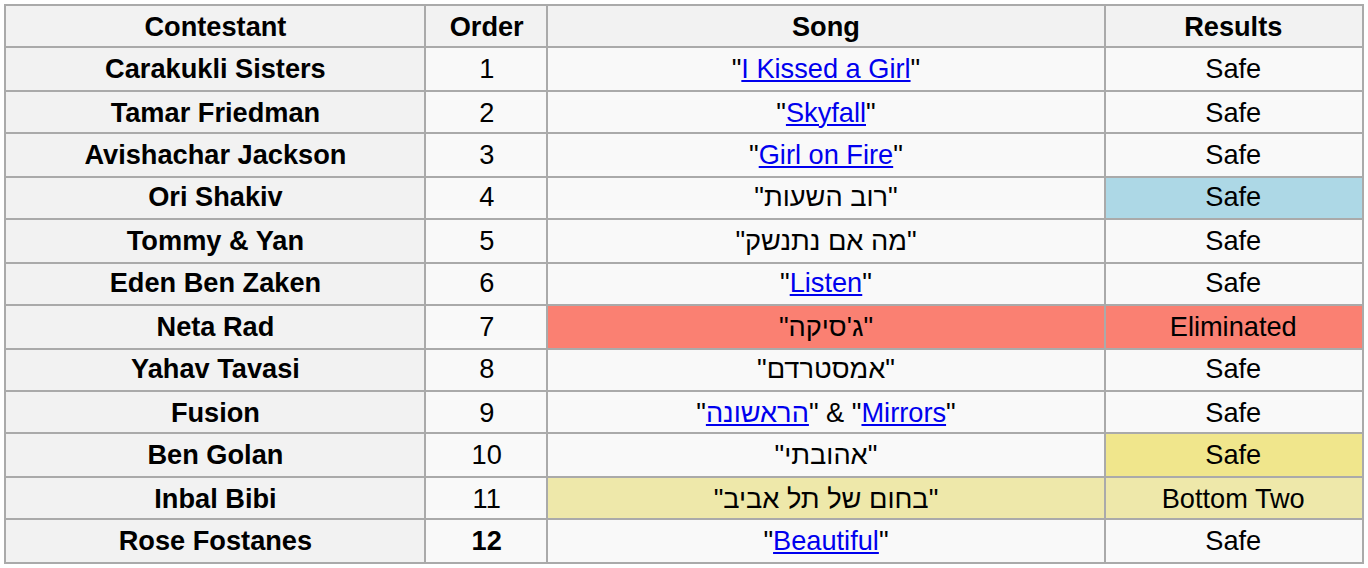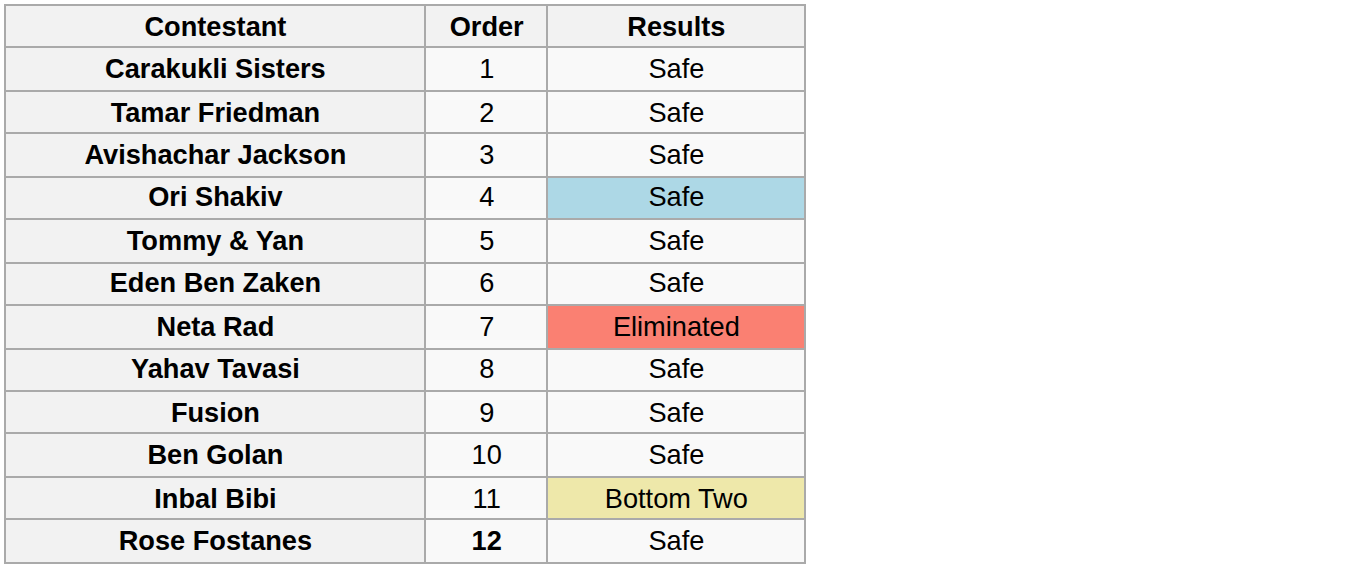- column: (826, 26)
(1233, 455) khaki background -> (676, 455) no background
